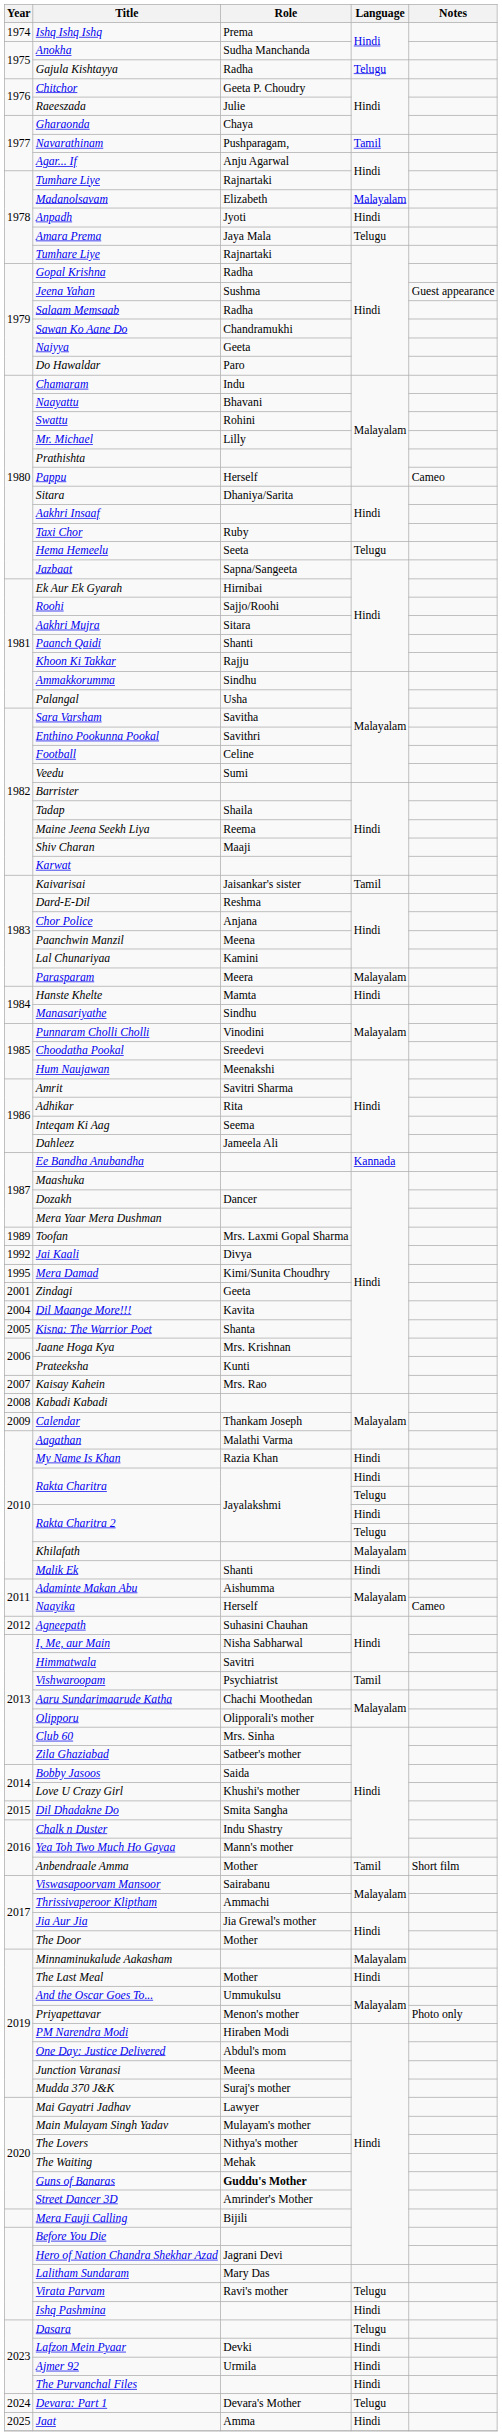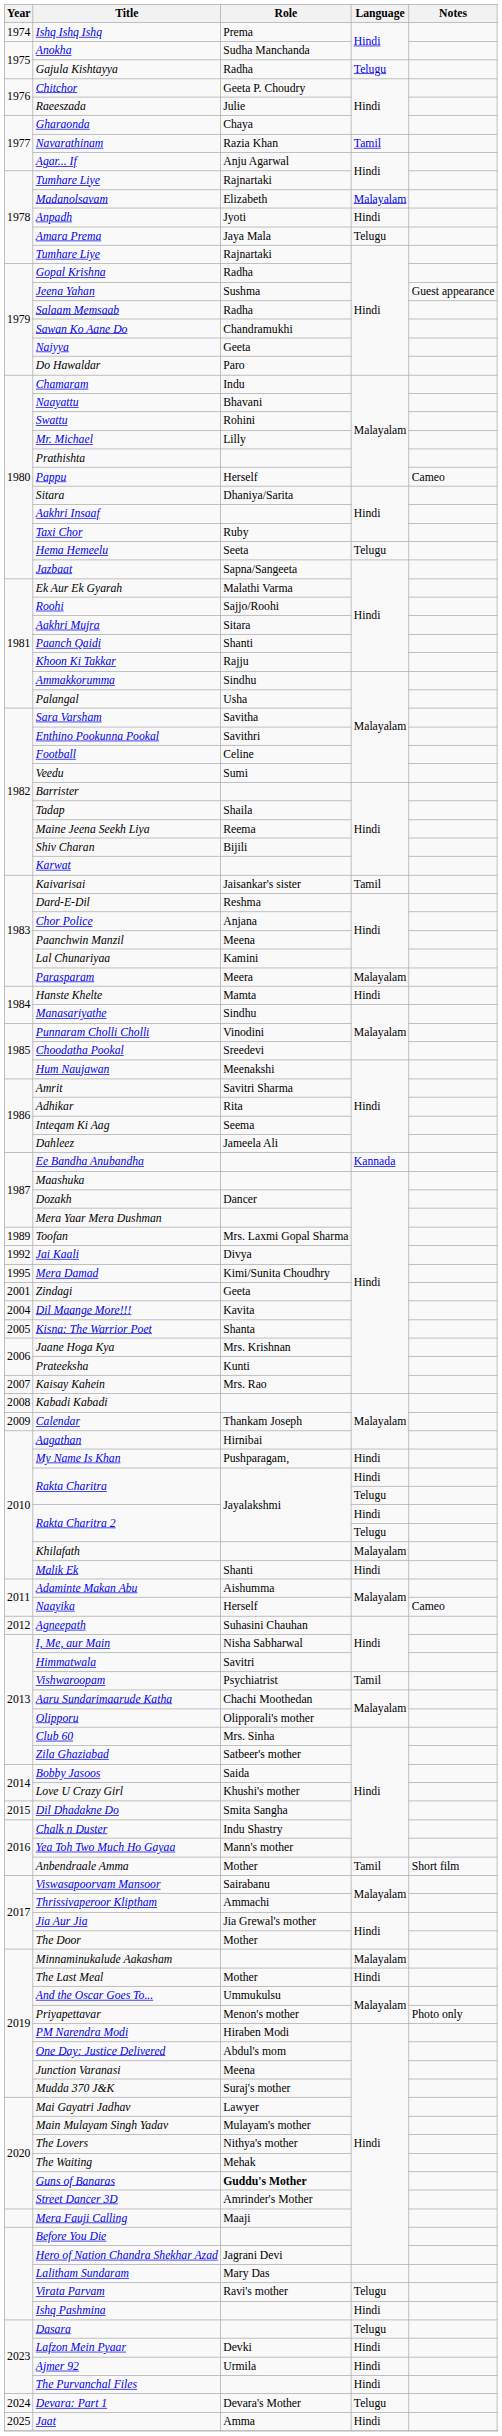(256, 143) Pushparagam, -> (251, 143) Razia Khan
(243, 587) Hirnibai -> (258, 587) Malathi Varma
(237, 847) Maaji -> (235, 847) Bijili
(258, 1440) Malathi Varma -> (243, 1440) Hirnibai
(251, 1458) Razia Khan -> (256, 1458) Pushparagam,
(235, 2218) Bijili -> (237, 2218) Maaji
